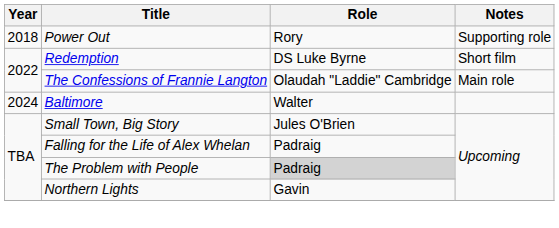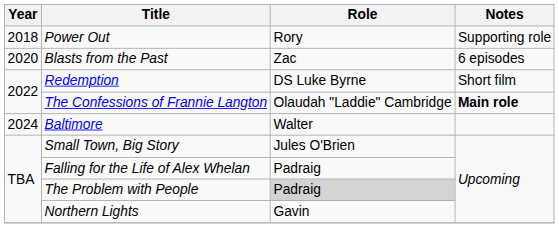+ row: (106, 59)
(486, 80) normal -> (488, 102) bold
